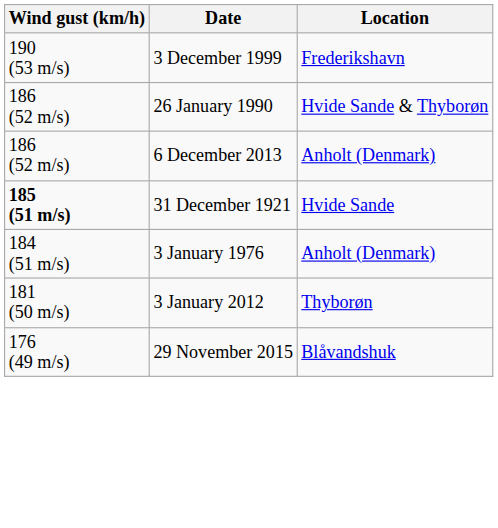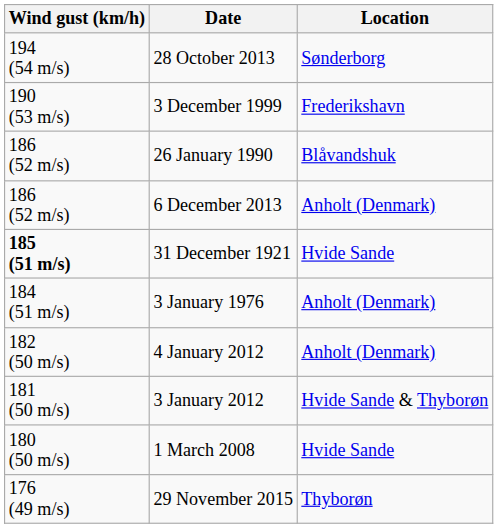+ row: (214, 57)
(395, 106) Hvide Sande & Thyborøn -> (349, 155) Blåvandshuk
+ row: (209, 351)
(337, 302) Thyborøn -> (395, 400) Hvide Sande & Thyborøn
+ row: (204, 449)
(349, 351) Blåvandshuk -> (337, 498) Thyborøn
